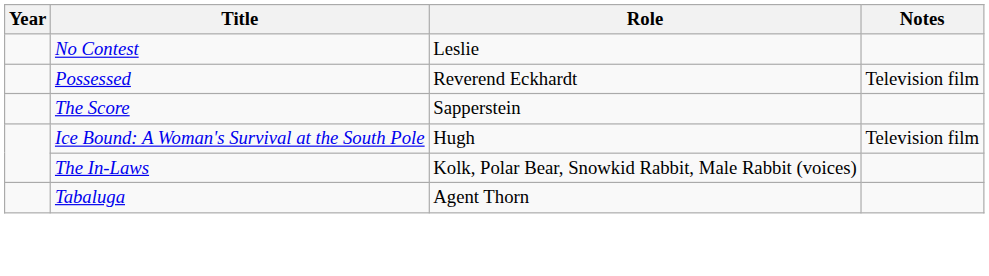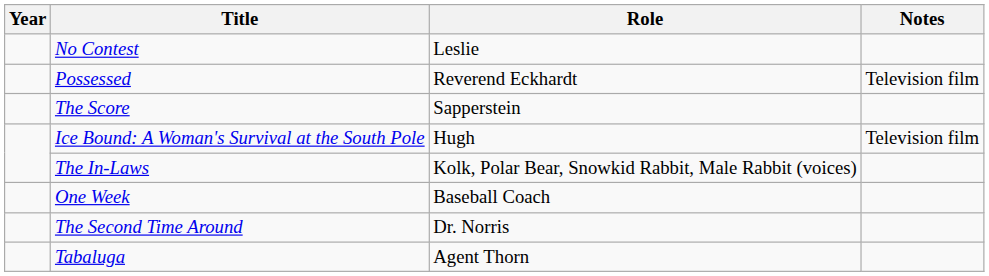+ row: (92, 197)
+ row: (149, 227)
